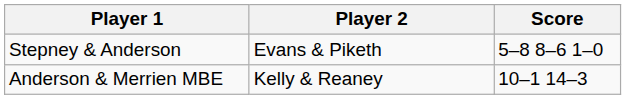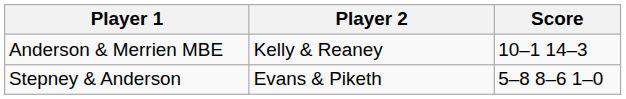rows swapped: (95, 49) <-> (116, 79)
